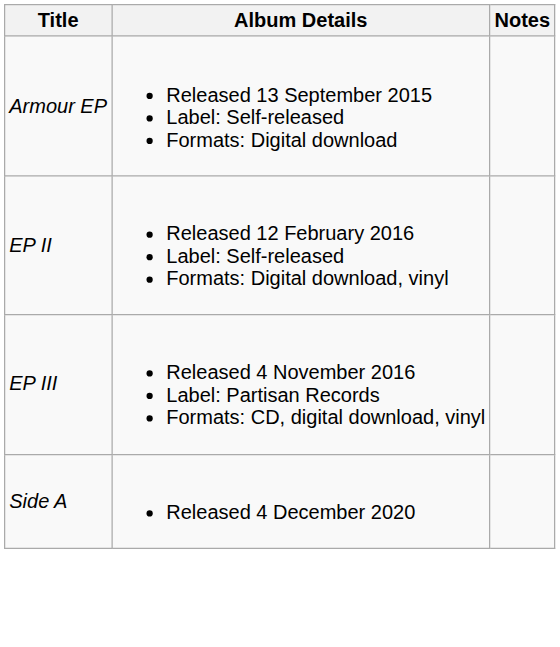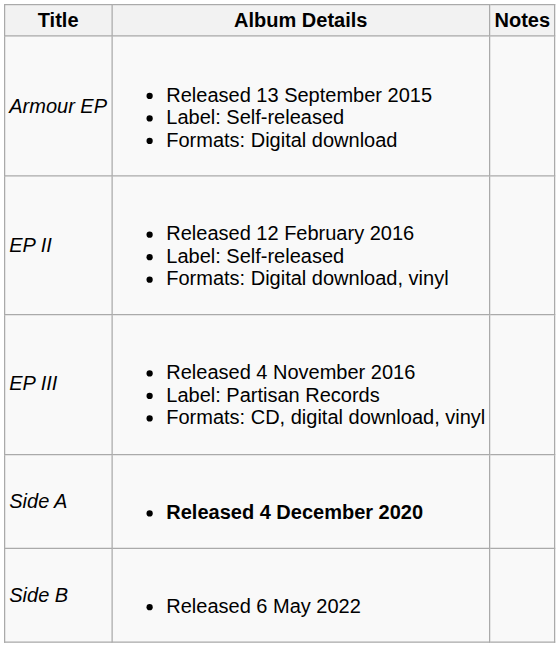(301, 512) normal -> (301, 512) bold
+ row: (39, 595)
